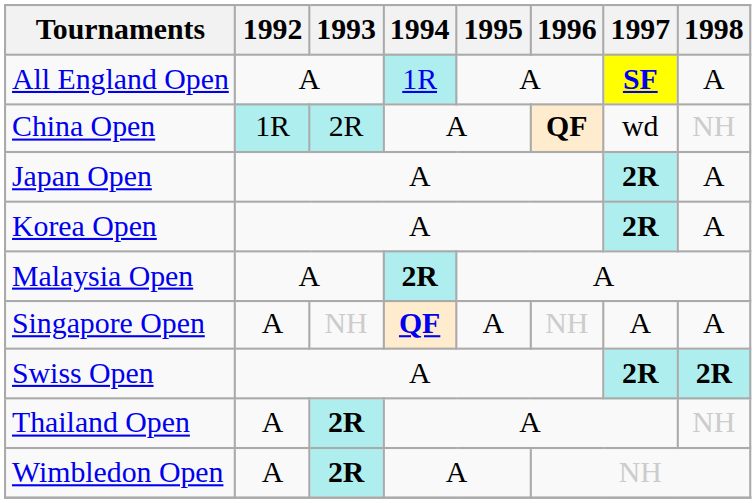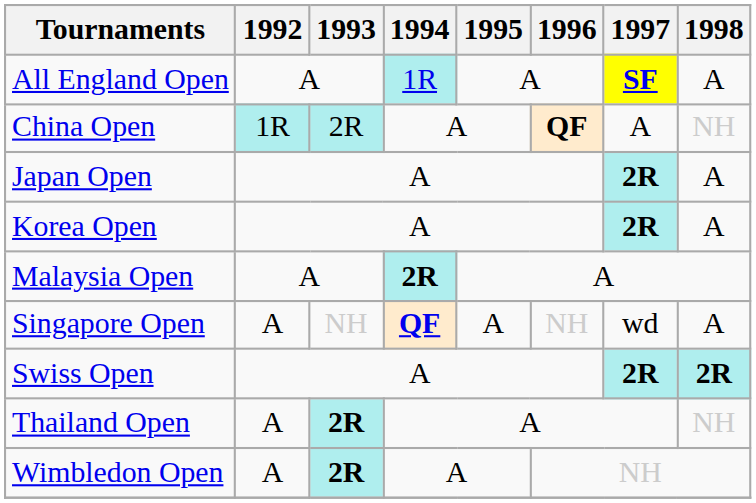(640, 127) wd -> (640, 127) A
(640, 324) A -> (640, 324) wd
